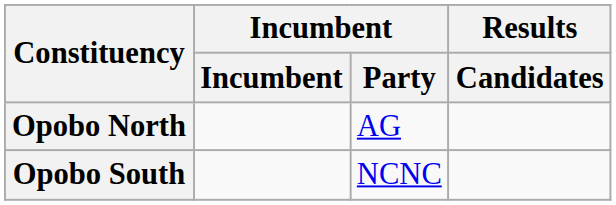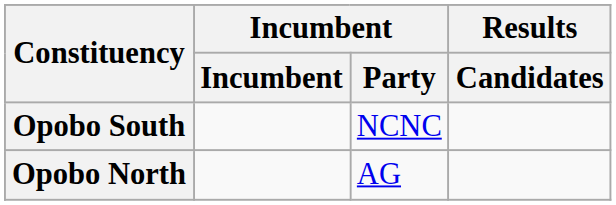rows swapped: (99, 125) <-> (99, 174)
